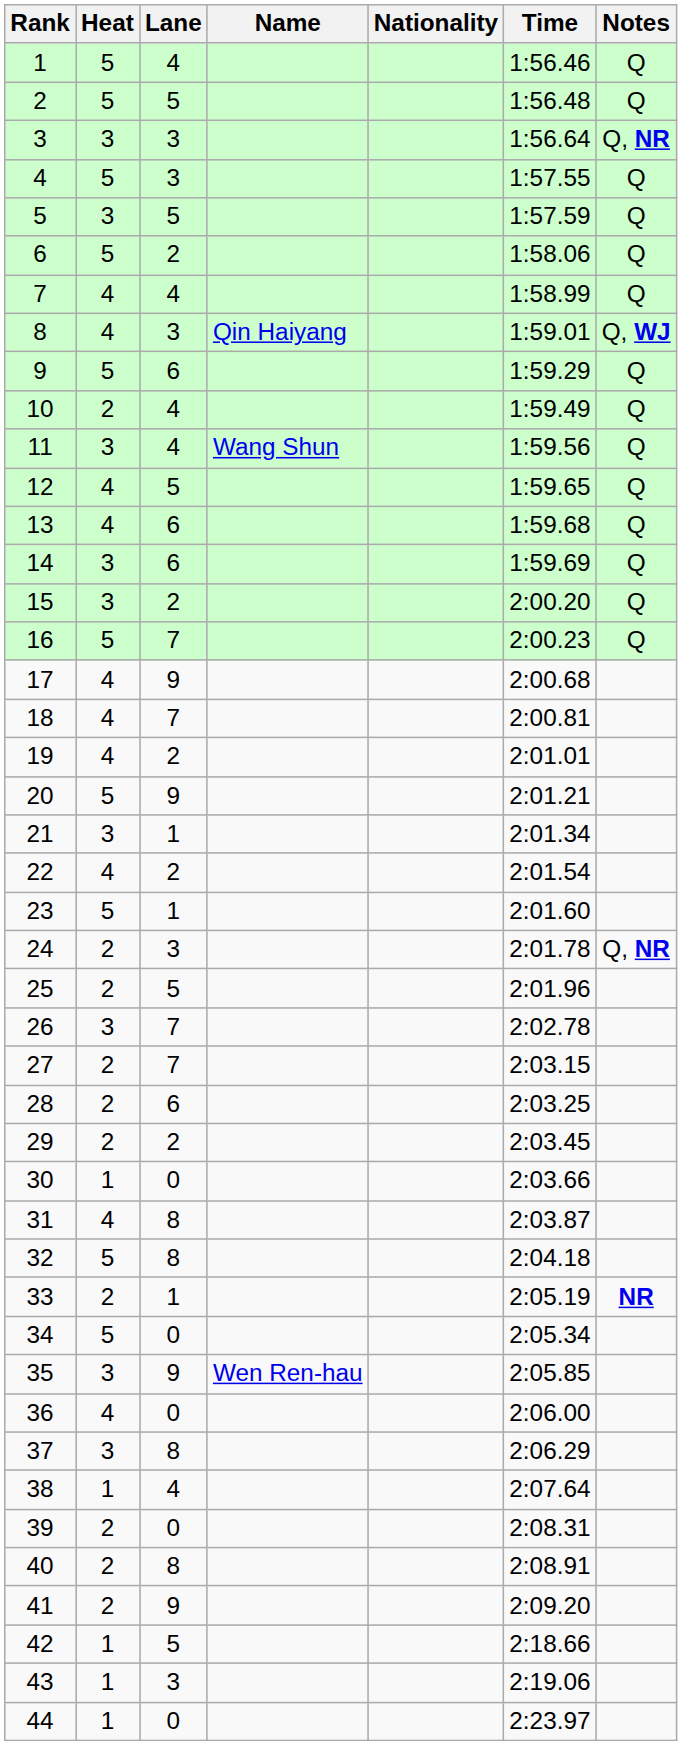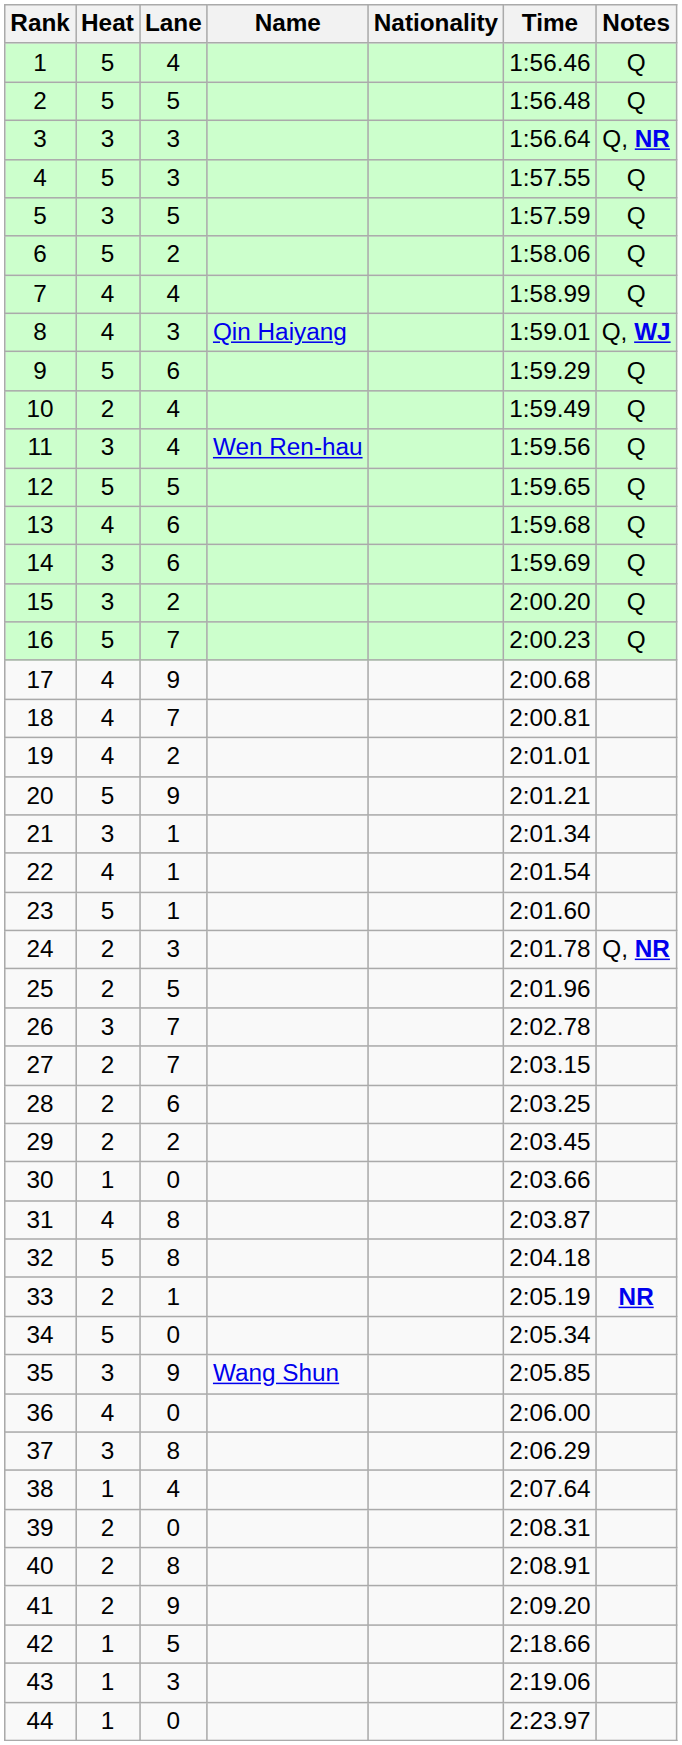(276, 448) Wang Shun -> (288, 448) Wen Ren-hau
(107, 486) 4 -> (107, 486) 5
(173, 872) 2 -> (173, 872) 1
(288, 1373) Wen Ren-hau -> (276, 1373) Wang Shun
